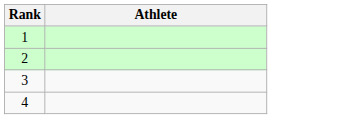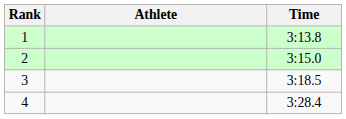+ column: (304, 15)
